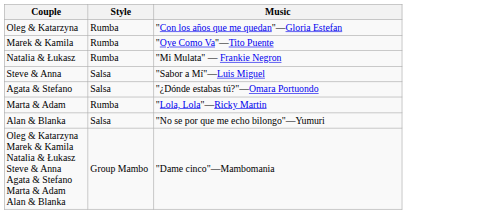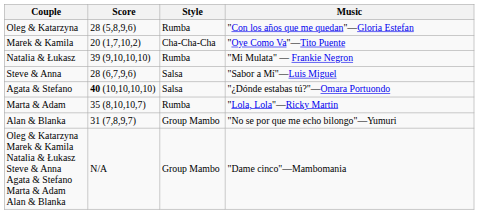+ column: (124, 12)
(104, 43) Rumba -> (189, 43) Cha-Cha-Cha
(101, 120) Salsa -> (191, 120) Group Mambo
